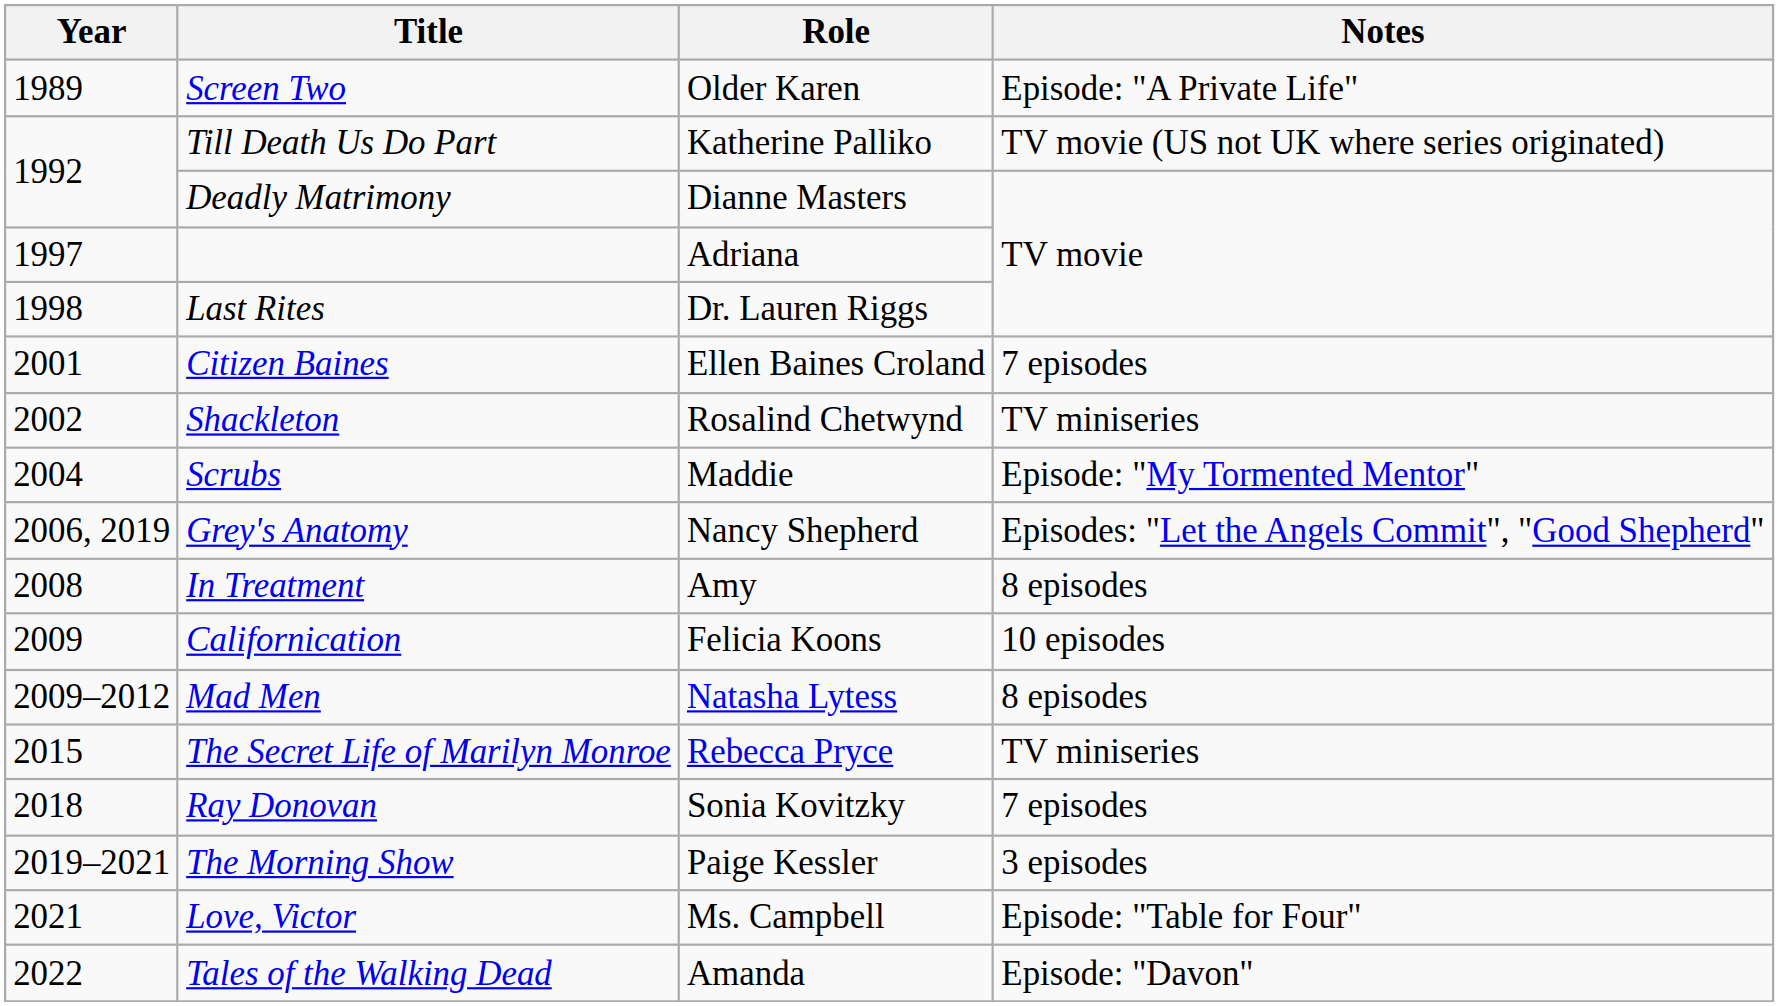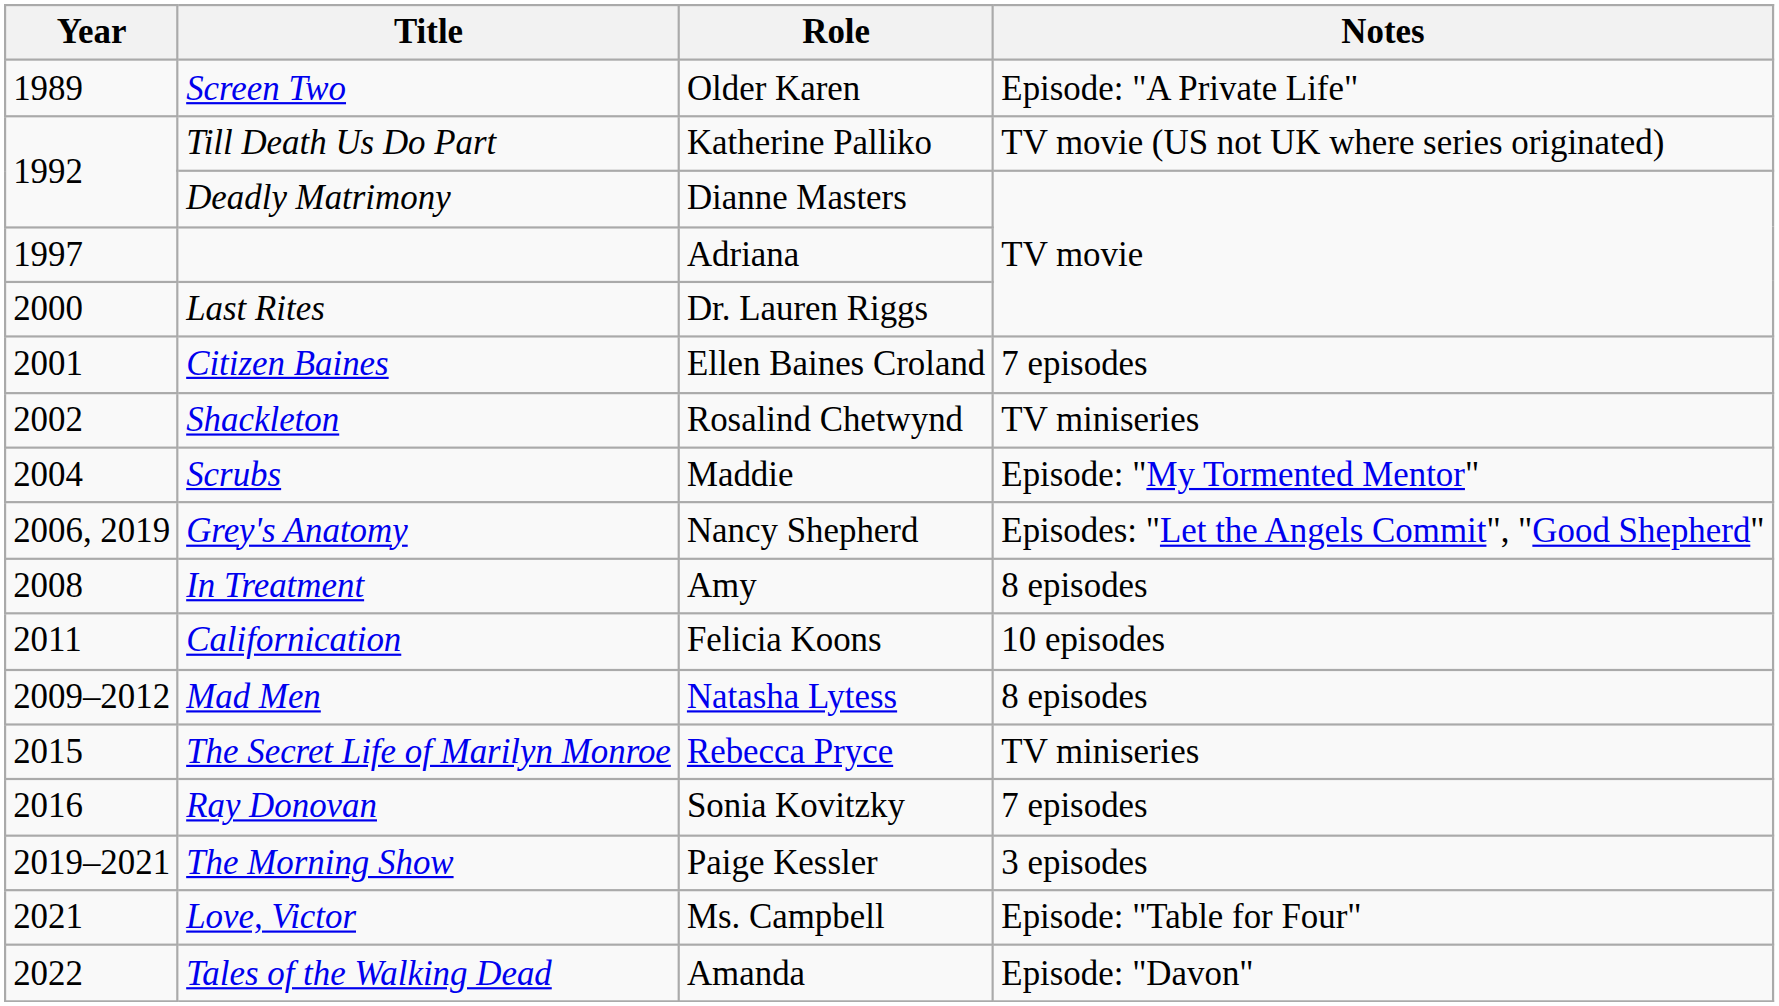(48, 308) 1998 -> (48, 308) 2000
(48, 640) 2009 -> (47, 640) 2011
(48, 806) 2018 -> (48, 806) 2016
